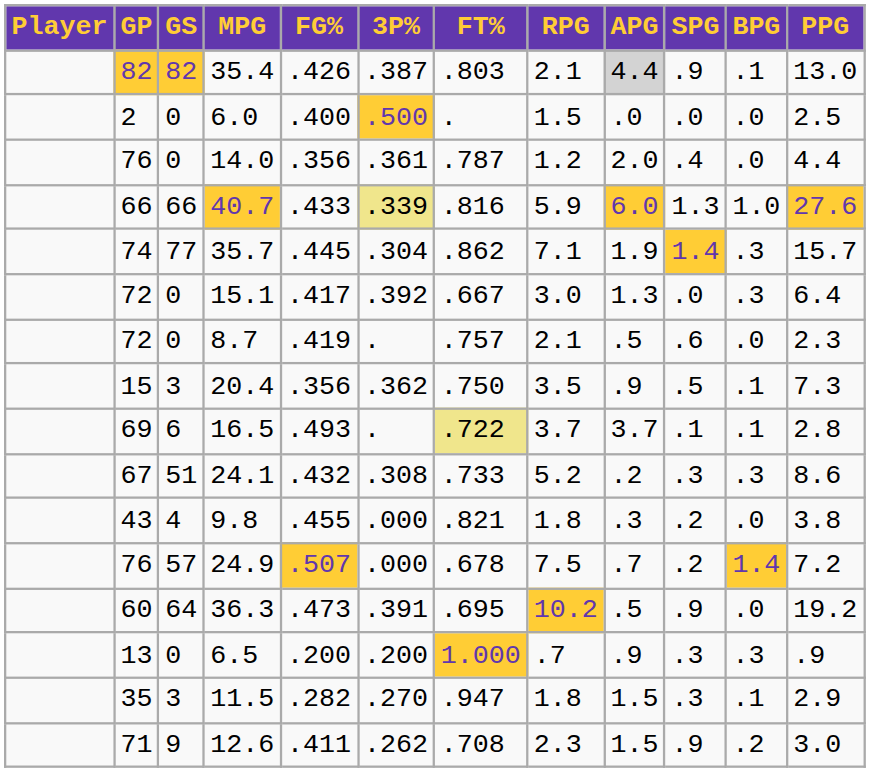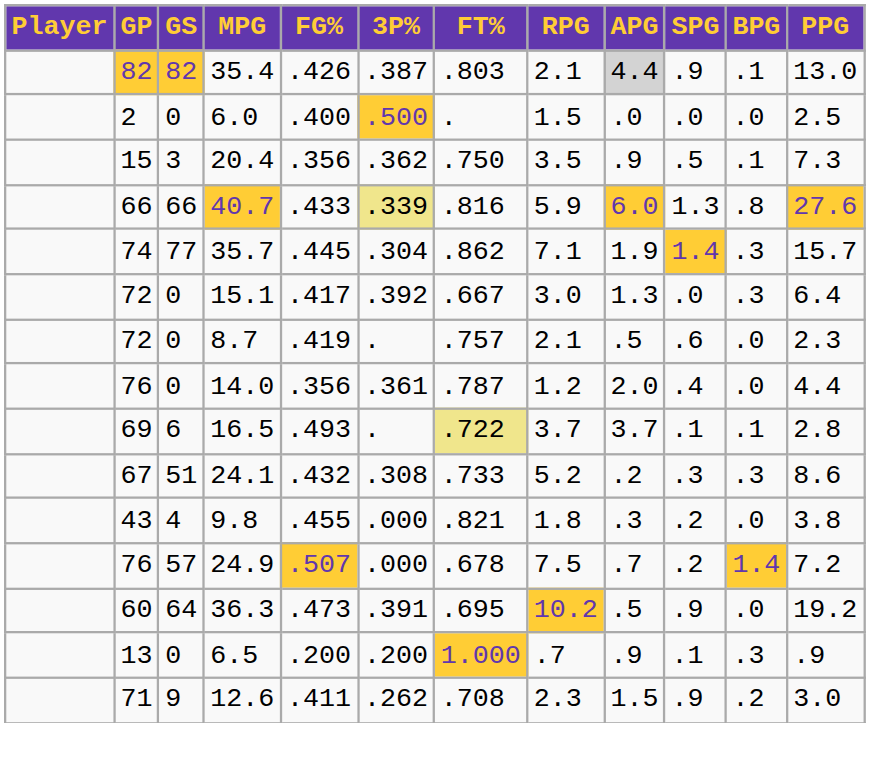rows swapped: (242, 162) <-> (242, 386)
(756, 207) 1.0 -> (748, 207) .8
(688, 655) .3 -> (688, 655) .1
- row: (242, 699)
